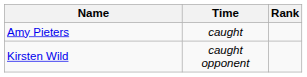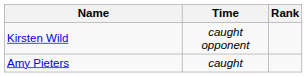rows swapped: (38, 56) <-> (38, 31)
